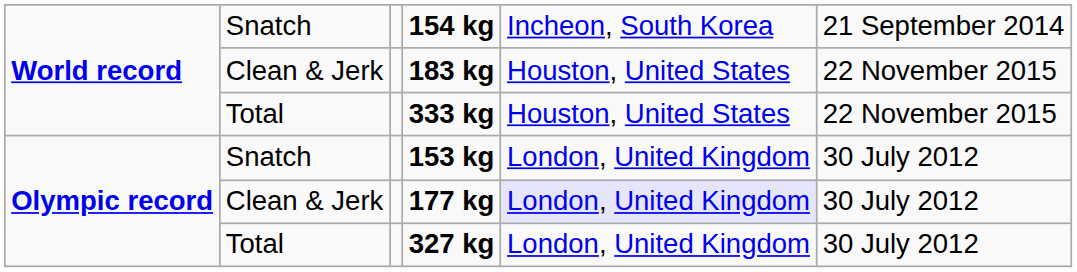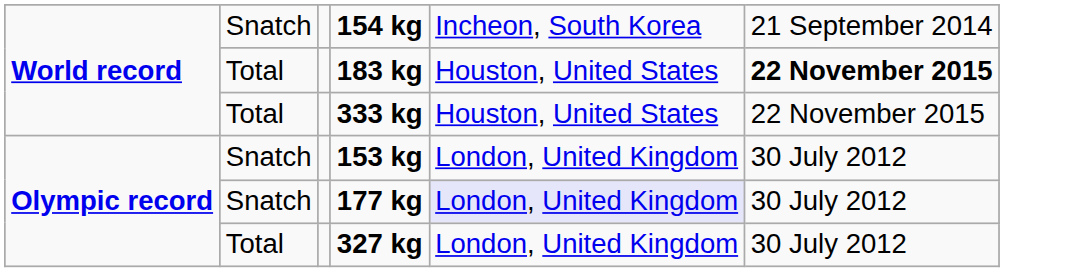(305, 69) Clean & Jerk -> (255, 69) Total
(940, 69) normal -> (872, 69) bold
(305, 200) Clean & Jerk -> (269, 200) Snatch
